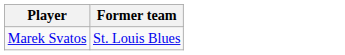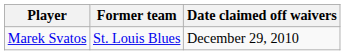+ column: (262, 15)
